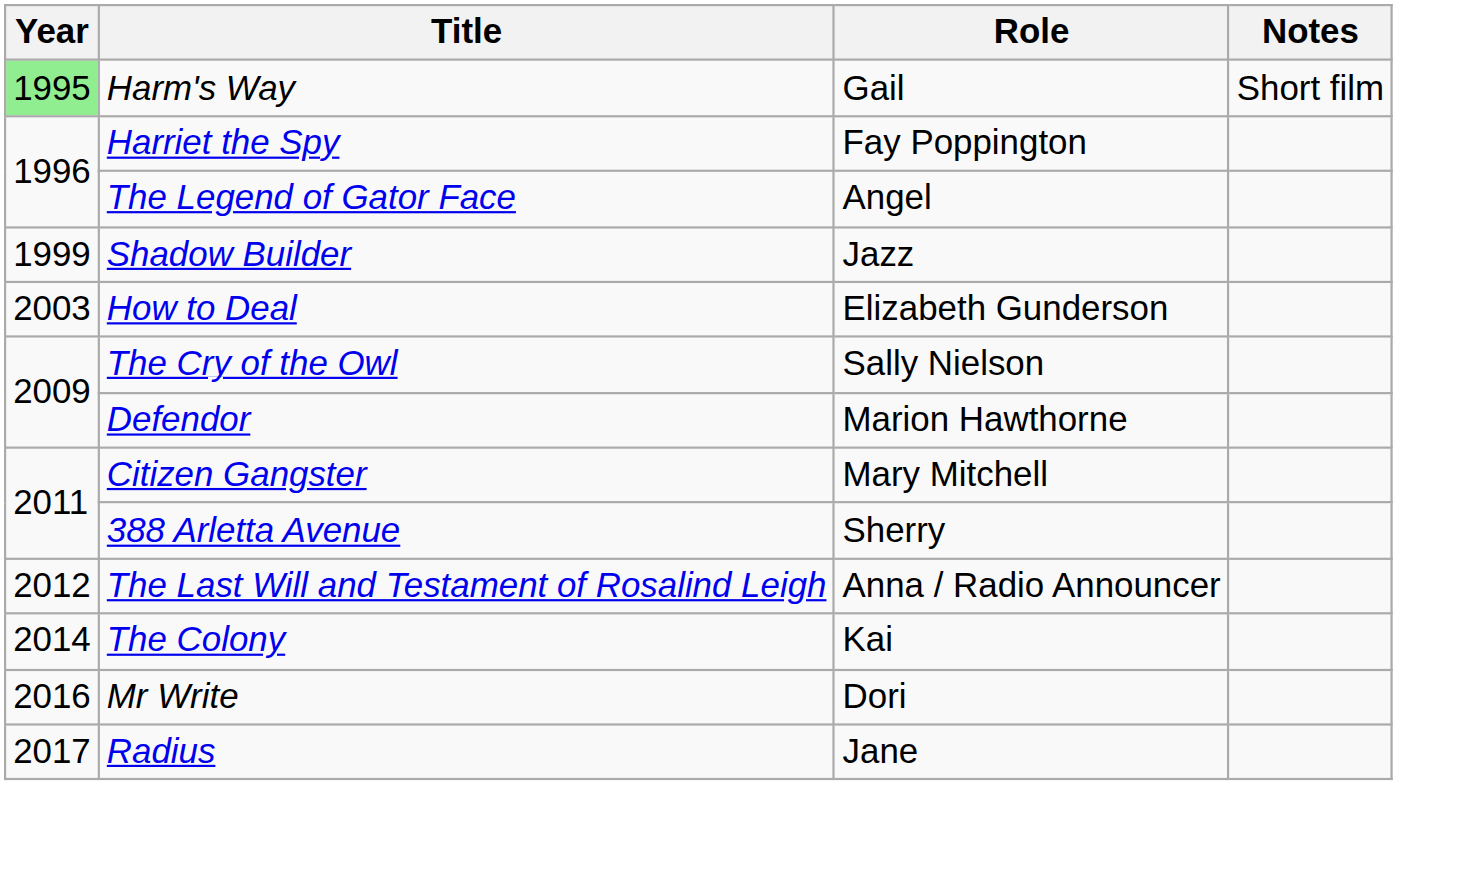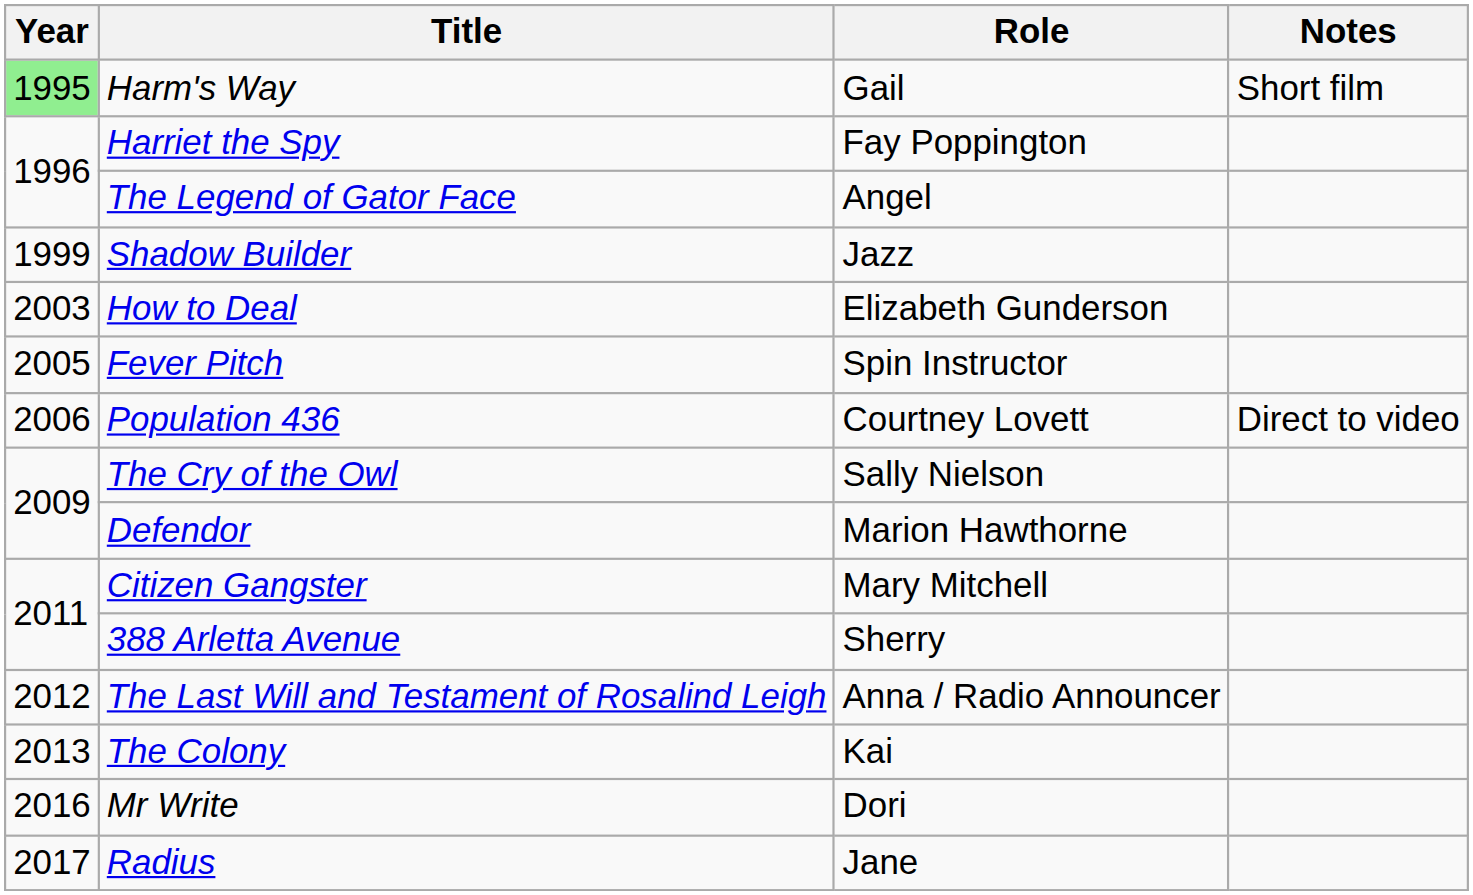+ row: (195, 364)
+ row: (223, 419)
(52, 640) 2014 -> (52, 751) 2013
